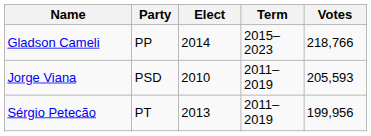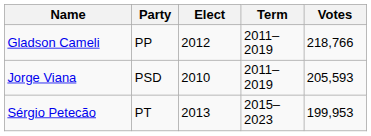(196, 42) 2014 -> (196, 42) 2012
(262, 42) 2015–2023 -> (262, 42) 2011–2019
(262, 112) 2011–2019 -> (262, 112) 2015–2023
(330, 112) 199,956 -> (330, 112) 199,953
